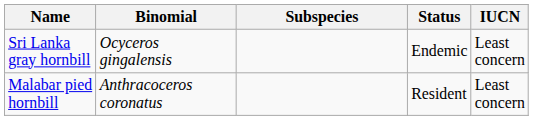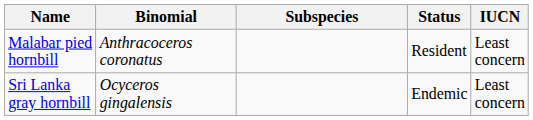rows swapped: (49, 51) <-> (50, 94)
